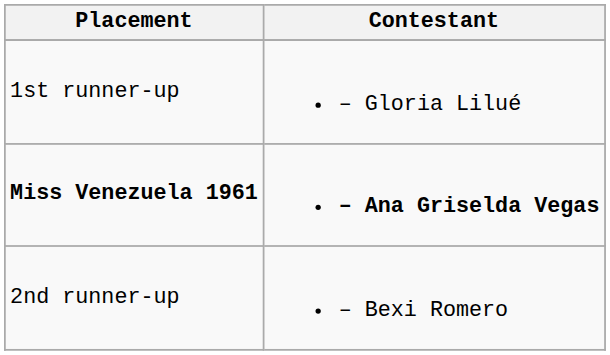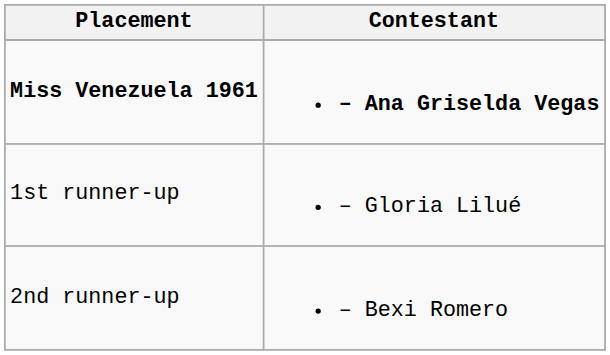rows swapped: (134, 195) <-> (95, 92)
